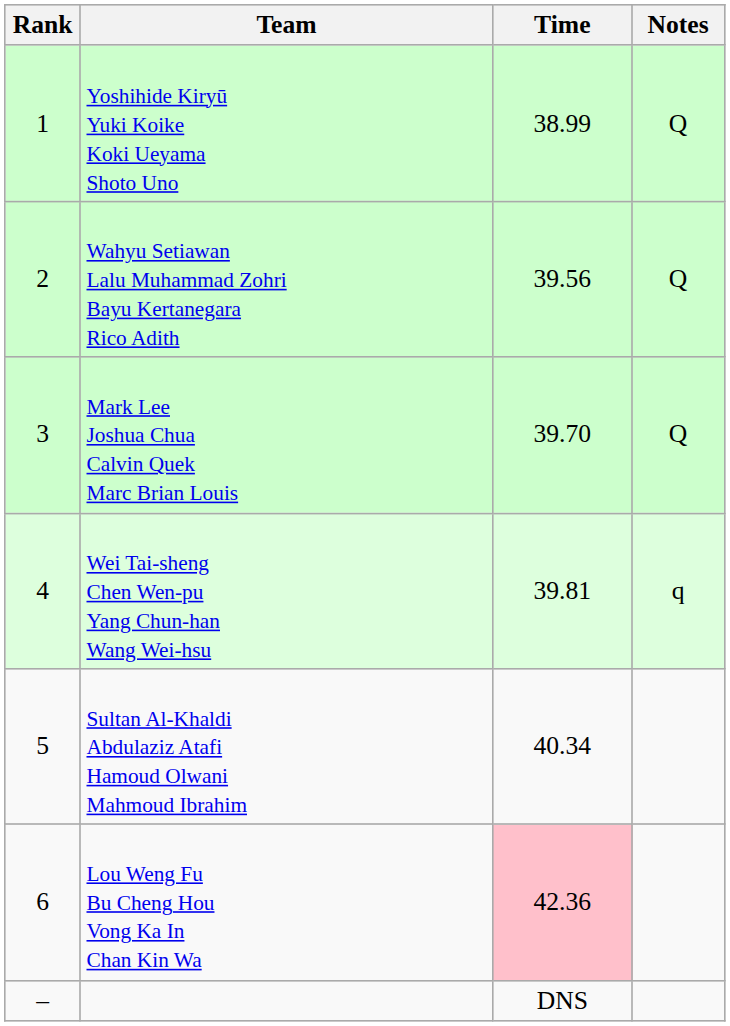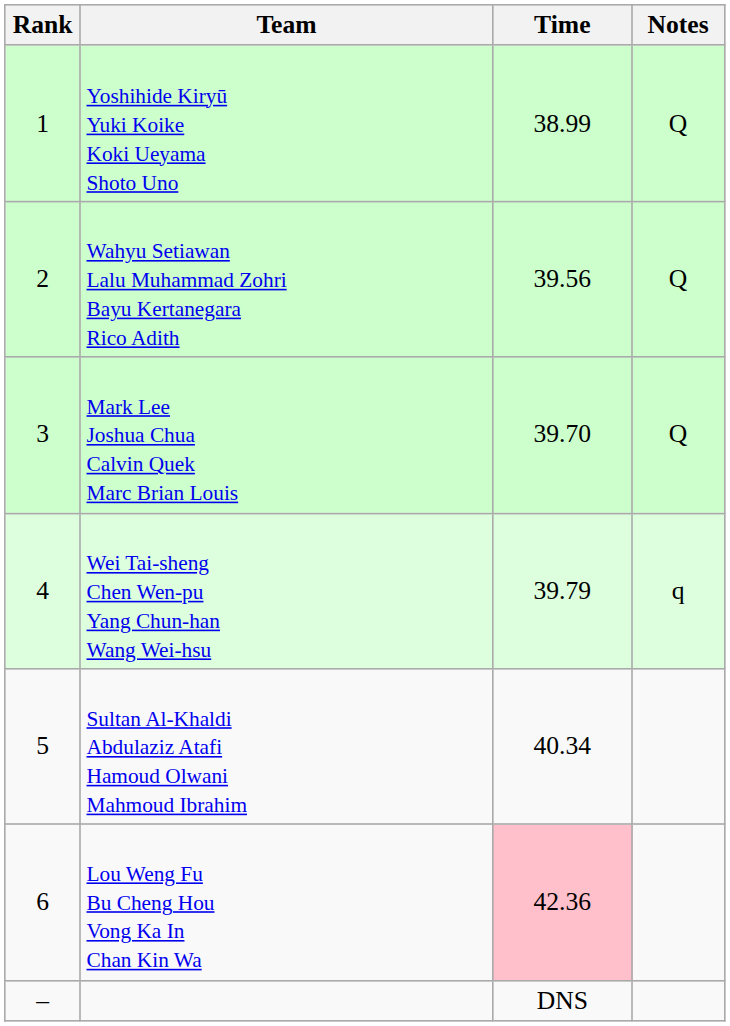(562, 590) 39.81 -> (562, 590) 39.79
